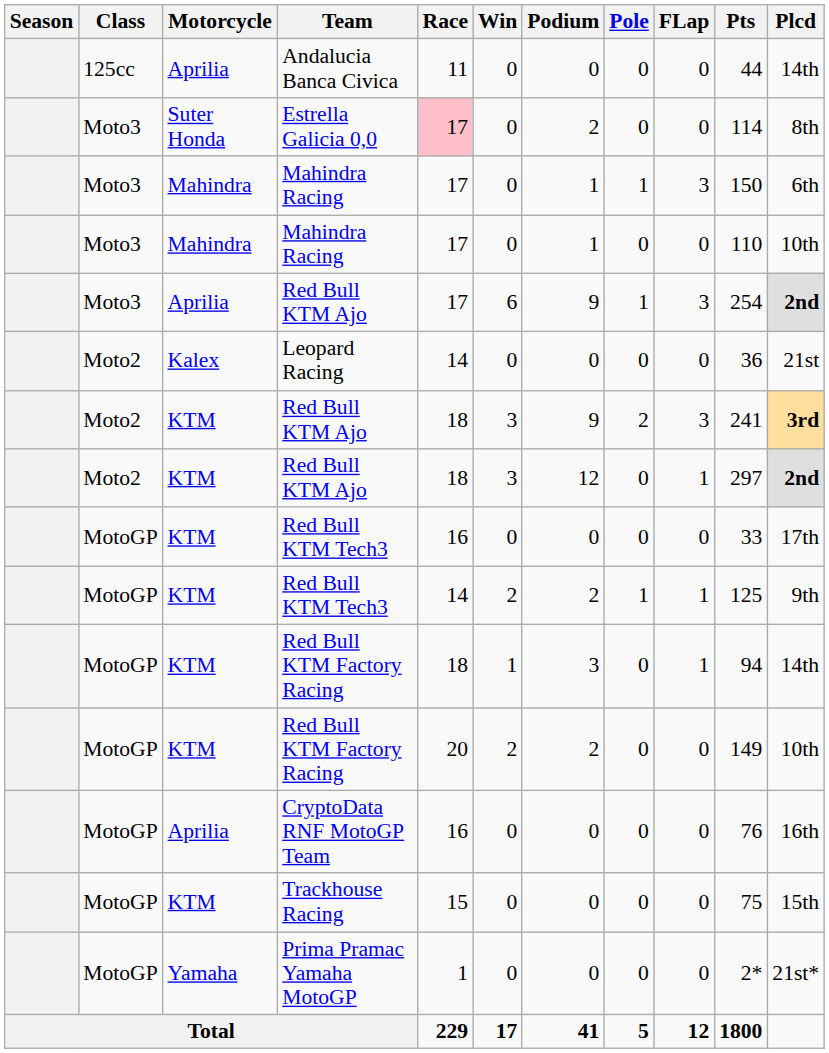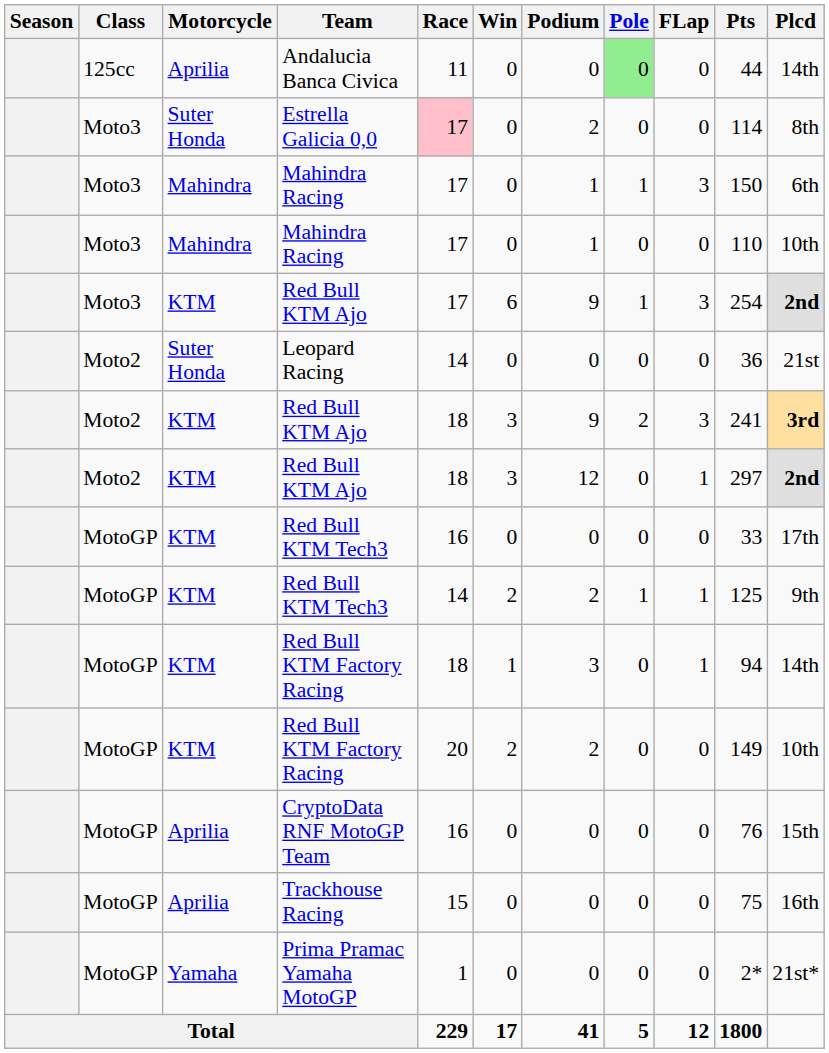(643, 68) no background -> (643, 68) lightgreen background
(198, 302) Aprilia -> (192, 302) KTM
(193, 360) Kalex -> (196, 360) Suter Honda
(800, 831) 16th -> (800, 831) 15th
(192, 902) KTM -> (198, 902) Aprilia
(800, 902) 15th -> (800, 902) 16th
